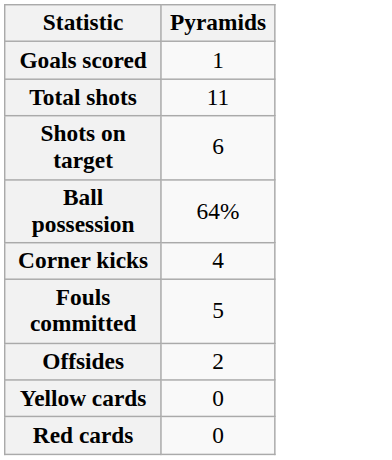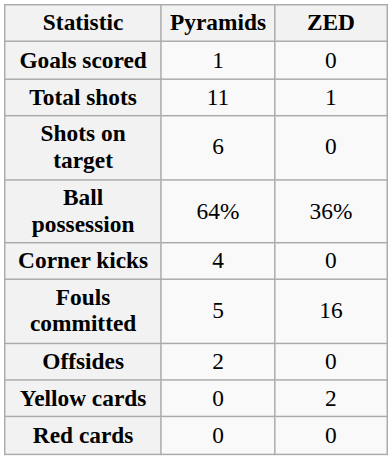+ column: (331, 23)
